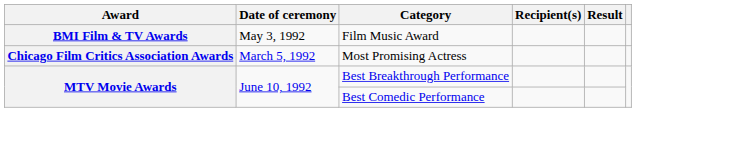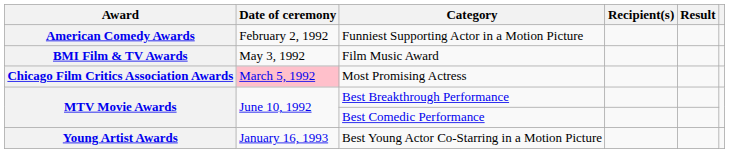+ row: (463, 35)
(277, 55) no background -> (277, 76) pink background
+ row: (472, 138)
